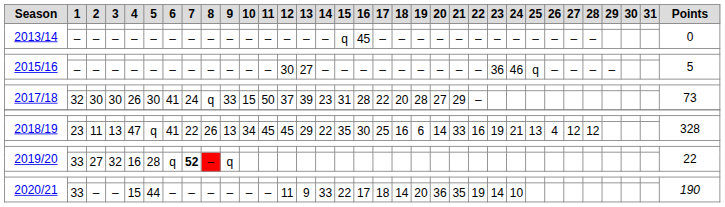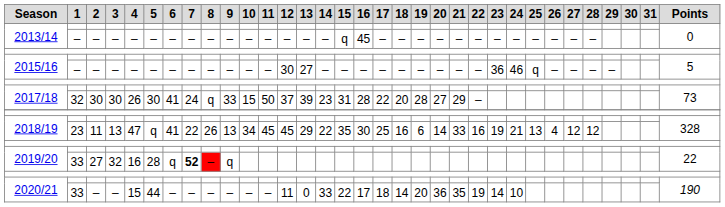(306, 192) 9 -> (306, 192) 0
